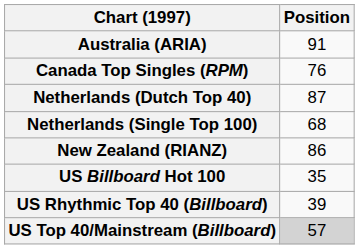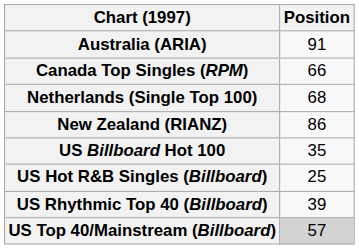(317, 71) 76 -> (317, 71) 66
- row: (142, 97)
+ row: (142, 177)
